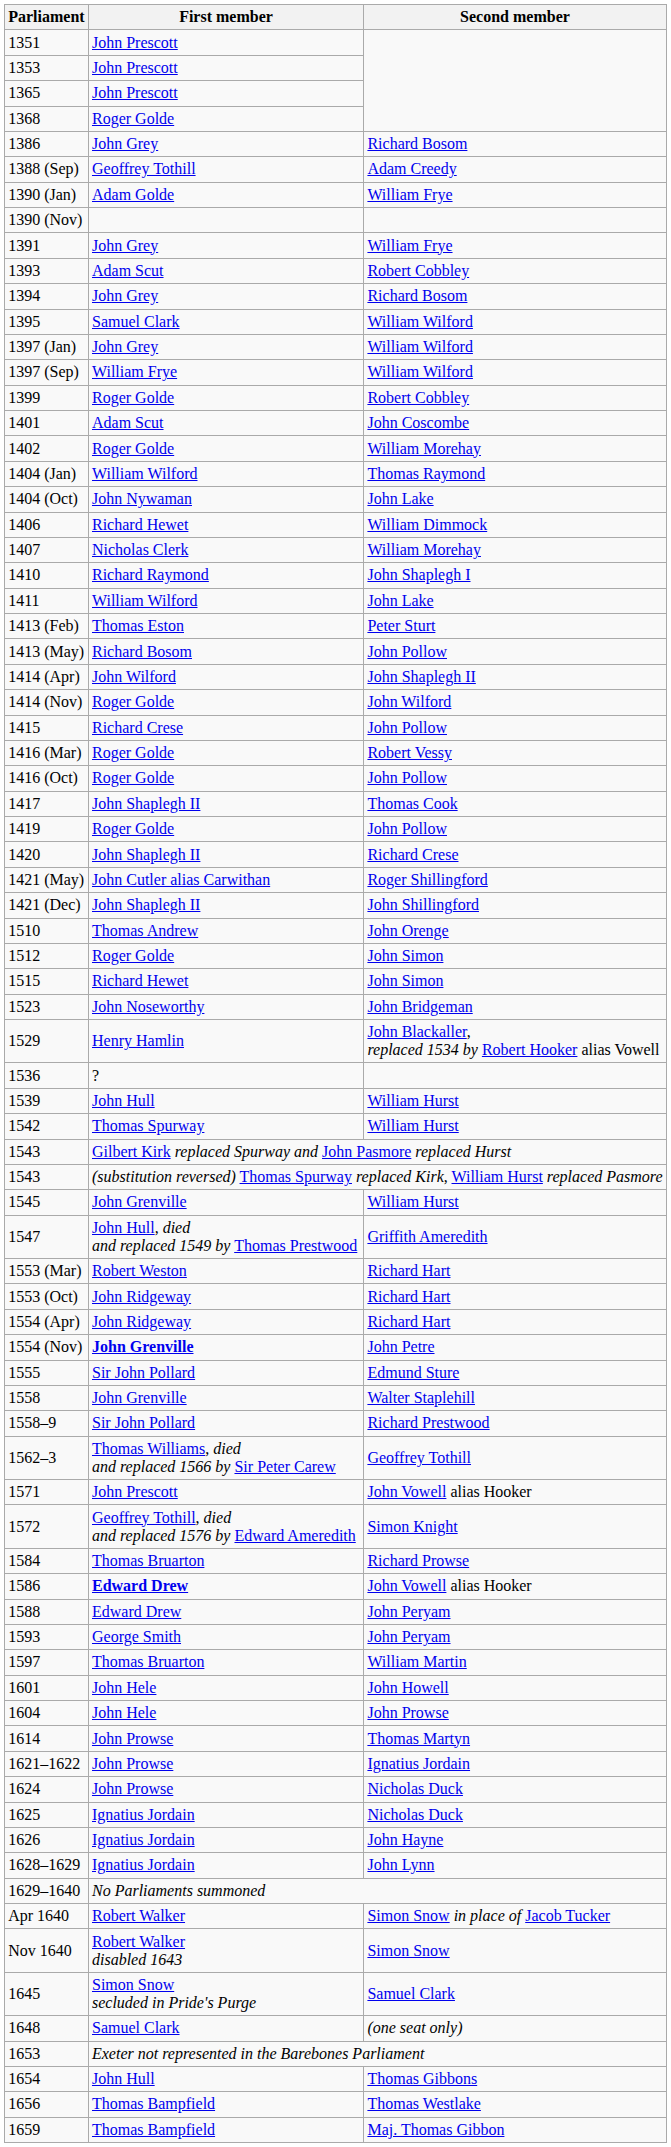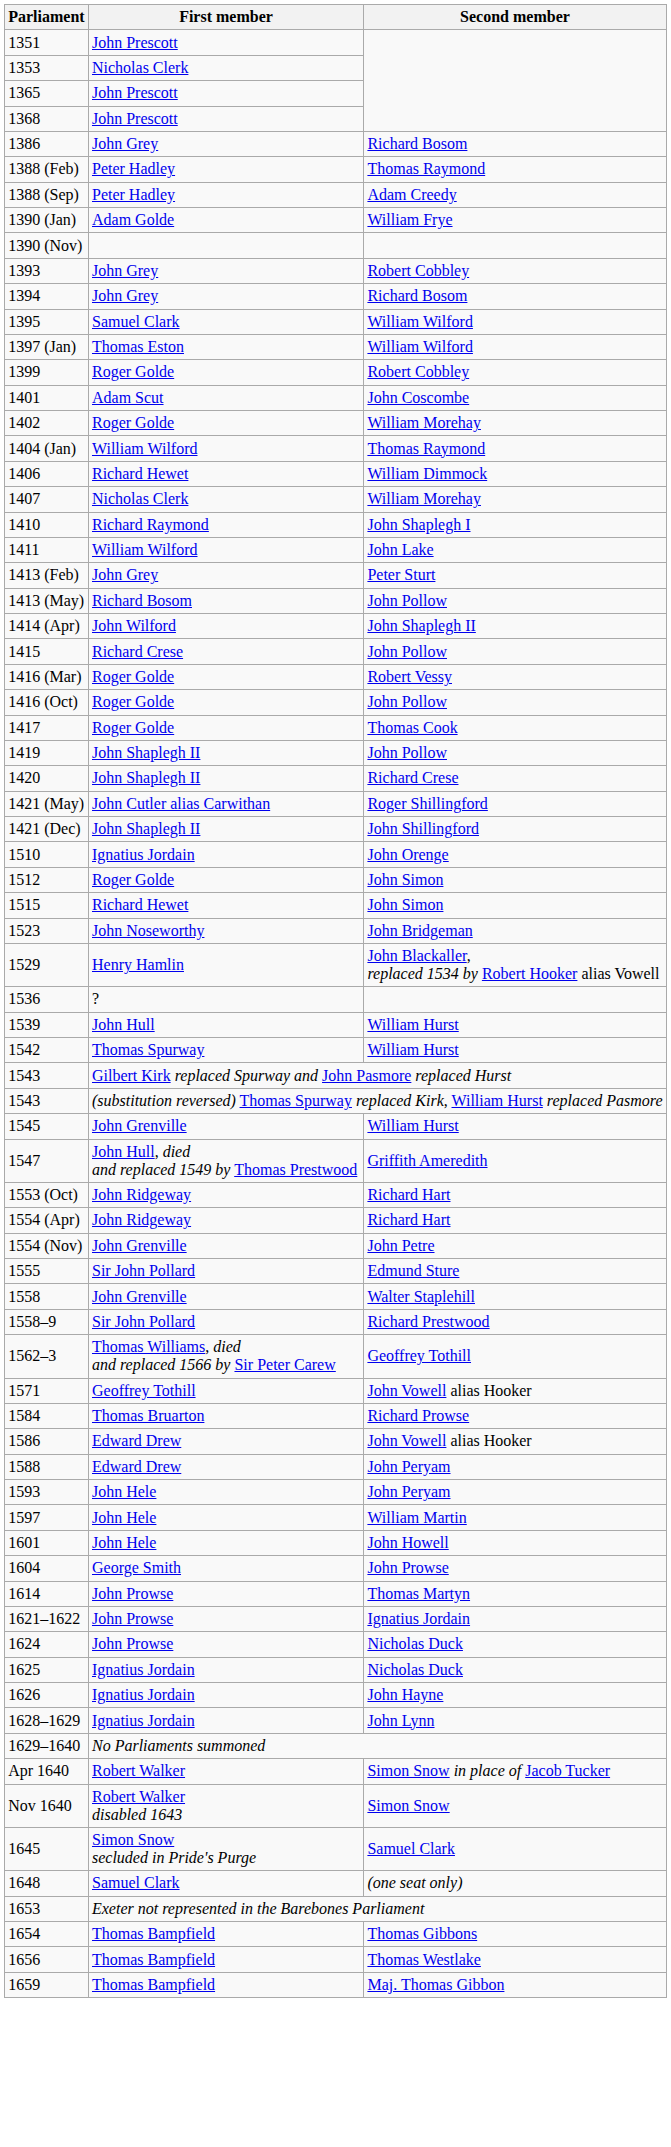(135, 67) John Prescott -> (140, 67) Nicholas Clerk
(133, 118) Roger Golde -> (135, 118) John Prescott
+ row: (44, 169)
(144, 169) Geoffrey Tothill -> (134, 194) Peter Hadley
- row: (24, 245)
(128, 270) Adam Scut -> (125, 270) John Grey
(125, 347) John Grey -> (138, 347) Thomas Eston
- row: (44, 372)
- row: (43, 499)
(138, 626) Thomas Eston -> (125, 575) John Grey
- row: (45, 702)
(146, 803) John Shaplegh II -> (133, 727) Roger Golde
(133, 829) Roger Golde -> (146, 753) John Shaplegh II
(145, 930) Thomas Andrew -> (143, 854) Ignatius Jordain
- row: (45, 1271)
(143, 1347) bold -> (139, 1245) normal
(135, 1492) John Prescott -> (144, 1390) Geoffrey Tothill
- row: (24, 1526)
(140, 1586) bold -> (137, 1441) normal
(136, 1637) George Smith -> (124, 1492) John Hele
(148, 1662) Thomas Bruarton -> (124, 1517) John Hele
(124, 1713) John Hele -> (136, 1568) George Smith
(123, 2079) John Hull -> (154, 1934) Thomas Bampfield
